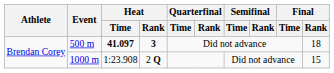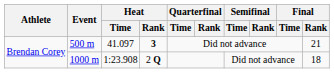(120, 44) bold -> (120, 44) normal
(316, 44) 18 -> (316, 44) 21
(316, 60) 15 -> (316, 60) 18
